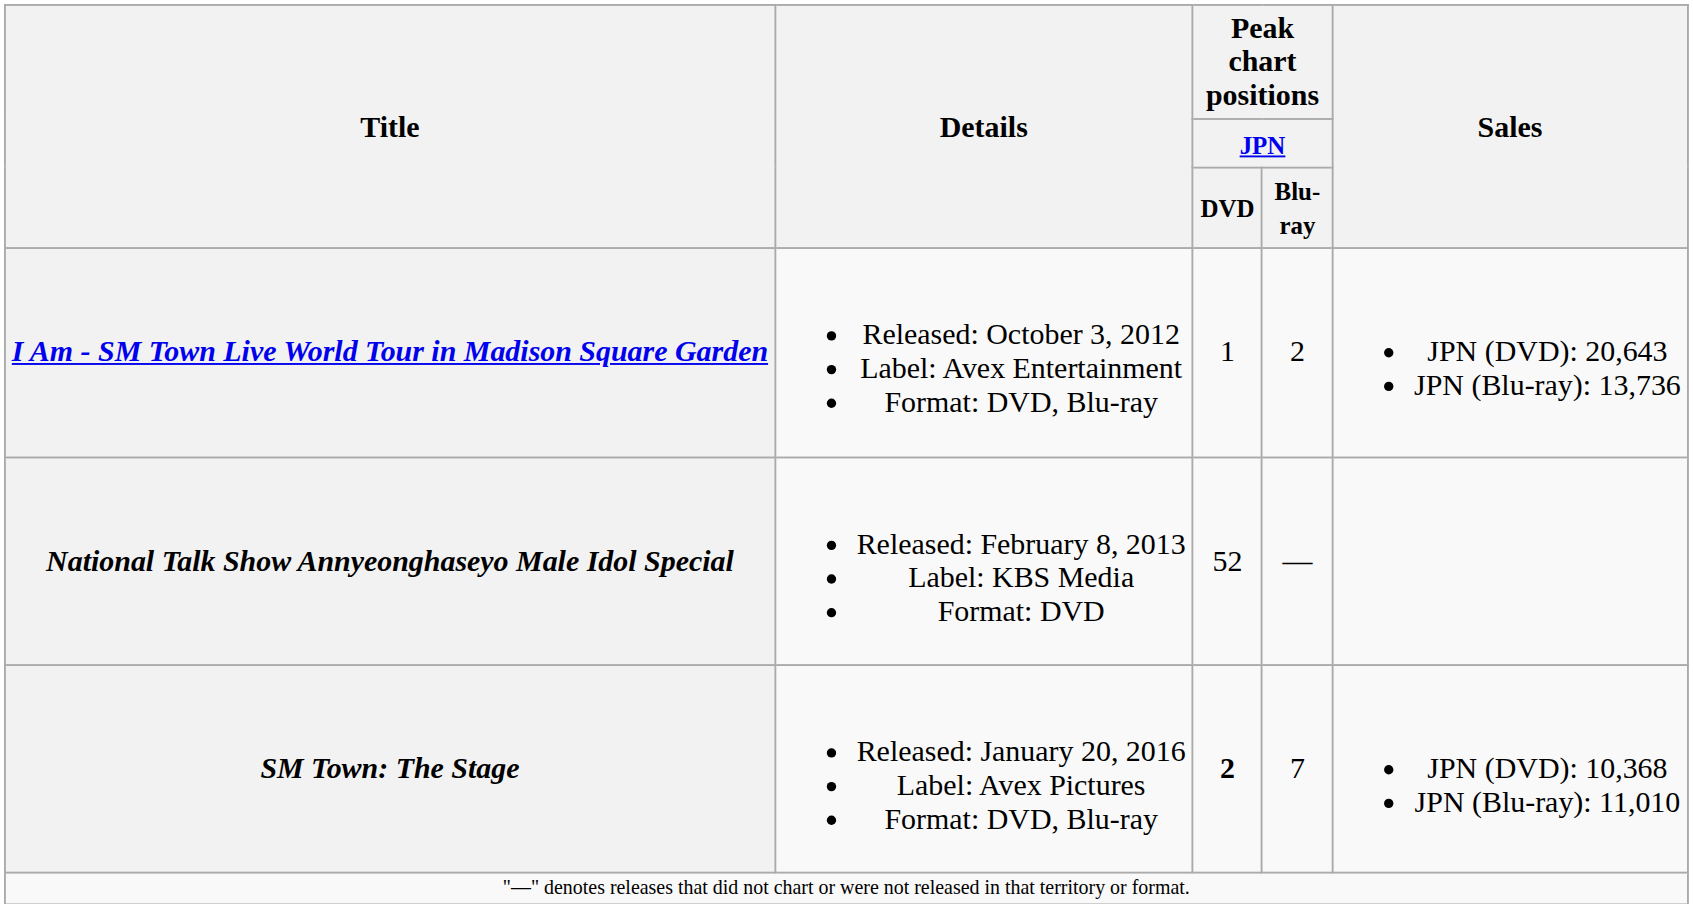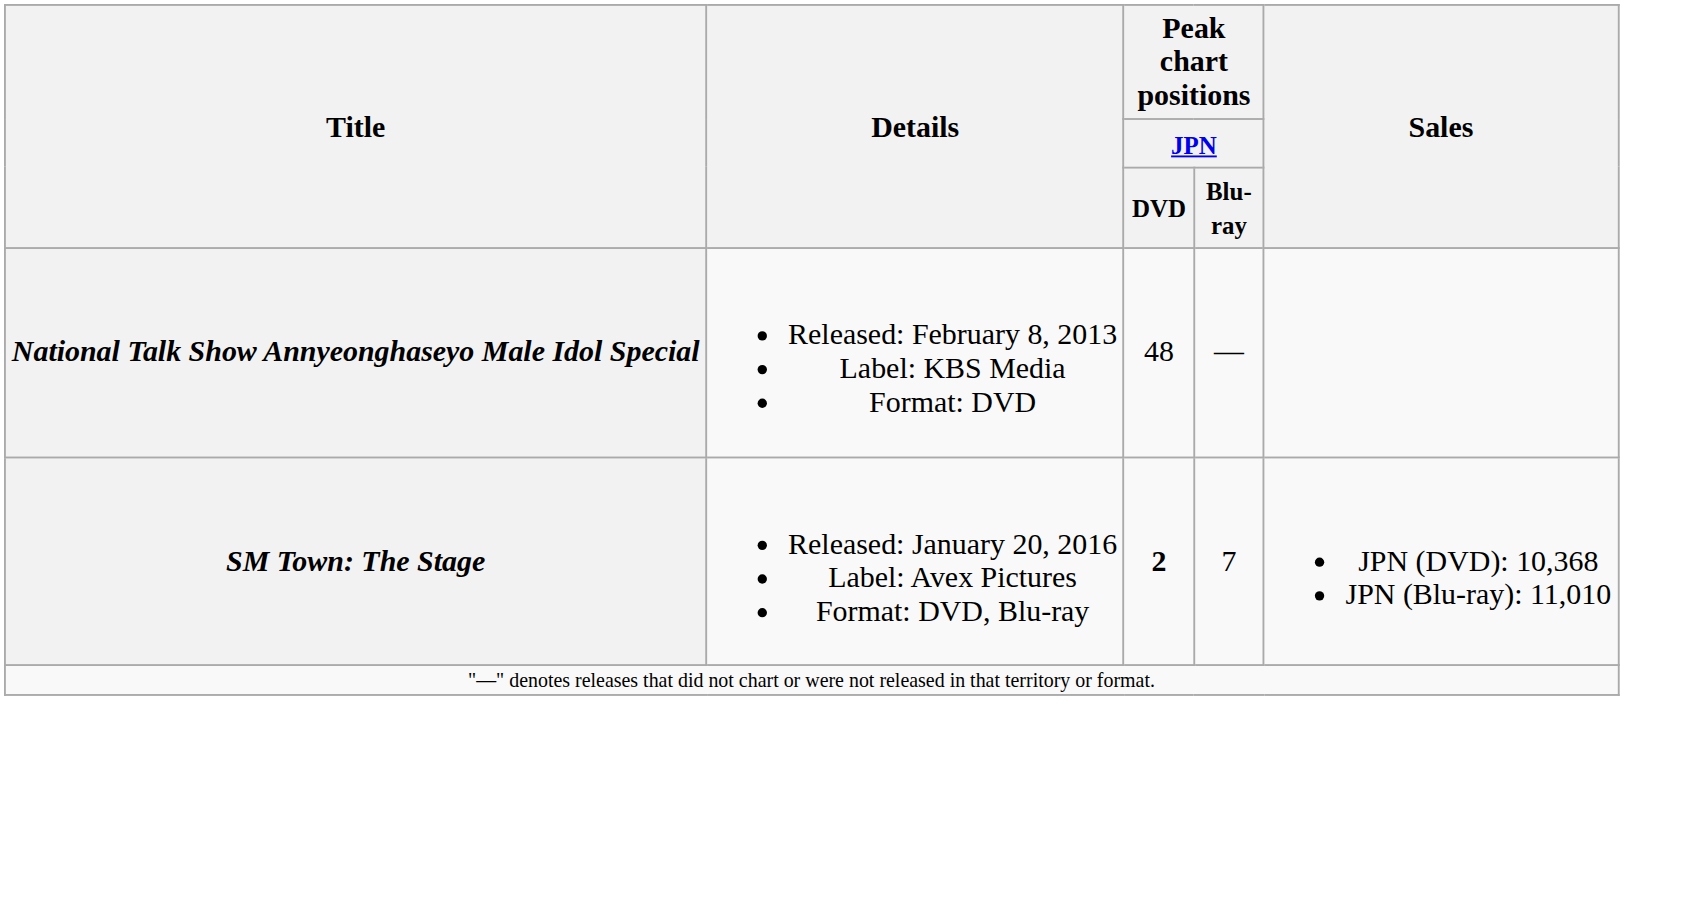- row: (390, 351)
(1228, 560) 52 -> (1159, 351) 48
